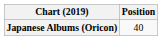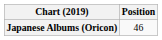(138, 27) 40 -> (138, 27) 46
